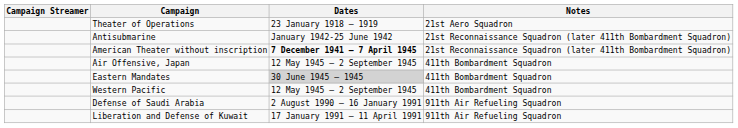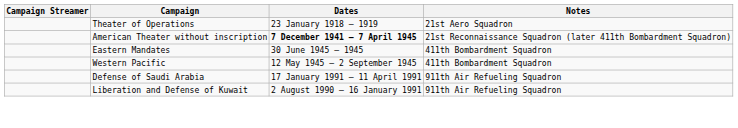- row: (124, 37)
- row: (141, 63)
(317, 77) lightgrey background -> (317, 50) no background
(346, 103) 2 August 1990 – 16 January 1991 -> (346, 77) 17 January 1991 – 11 April 1991
(346, 116) 17 January 1991 – 11 April 1991 -> (346, 90) 2 August 1990 – 16 January 1991
